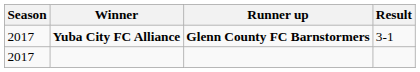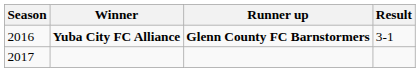(21, 36) 2017 -> (21, 36) 2016
